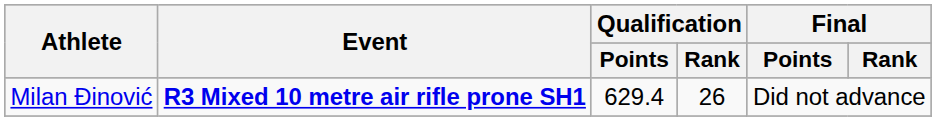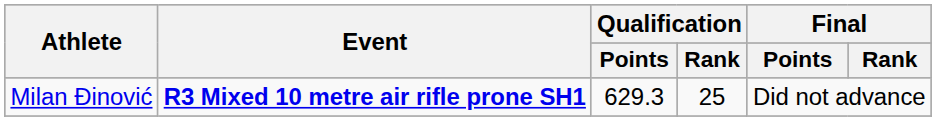(634, 98) 629.4 -> (634, 98) 629.3
(712, 98) 26 -> (712, 98) 25
